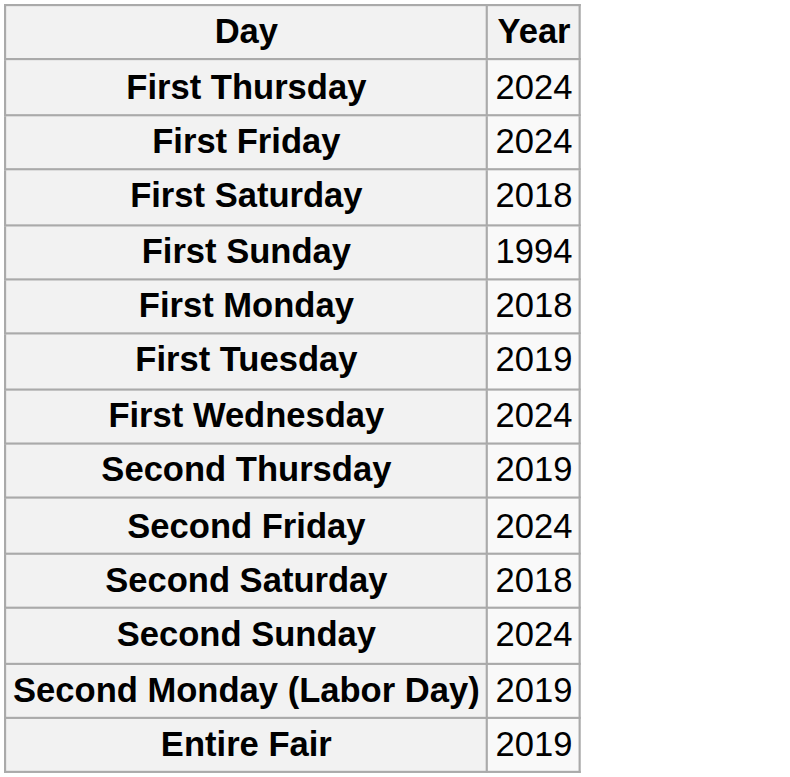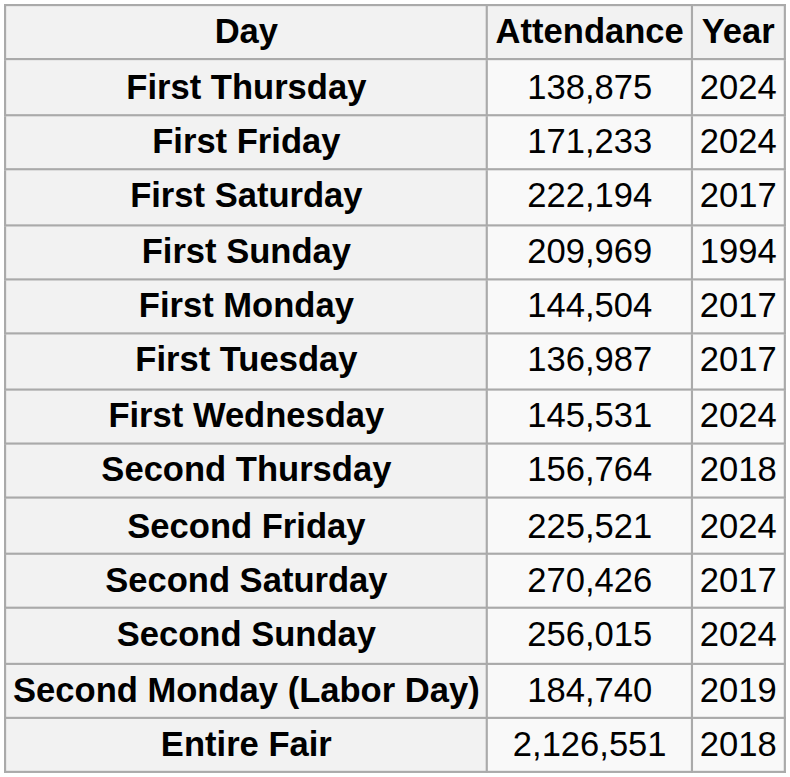+ column: (590, 31)
(534, 196) 2018 -> (738, 196) 2017
(534, 305) 2018 -> (738, 305) 2017
(534, 360) 2019 -> (738, 360) 2017
(534, 470) 2019 -> (738, 470) 2018
(534, 580) 2018 -> (738, 580) 2017
(534, 744) 2019 -> (738, 744) 2018
